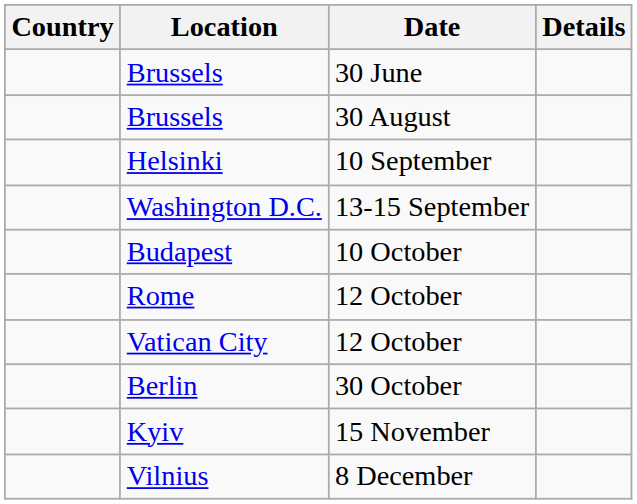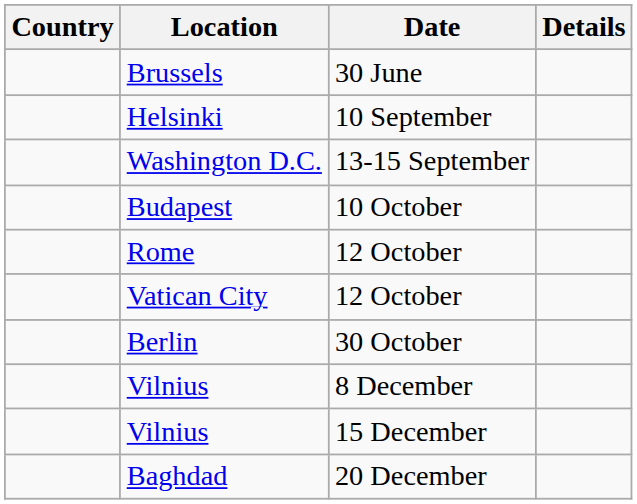- row: (175, 116)
- row: (155, 431)
+ row: (168, 431)
+ row: (177, 476)
